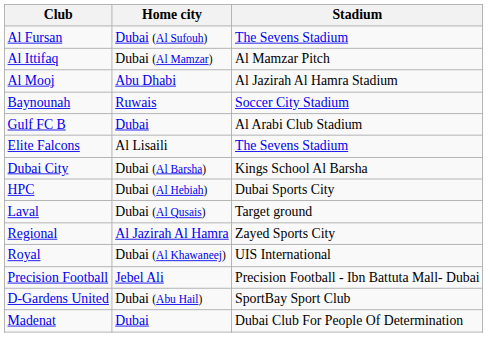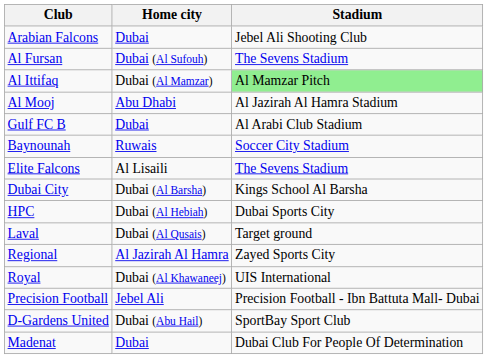+ row: (53, 37)
(282, 59) no background -> (282, 80) lightgreen background
rows swapped: (37, 124) <-> (39, 102)
